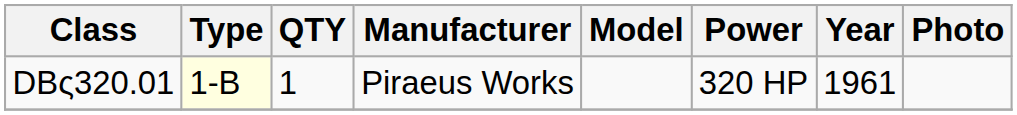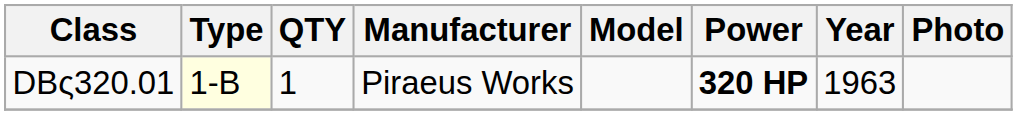(754, 82) normal -> (754, 82) bold
(860, 82) 1961 -> (860, 82) 1963
